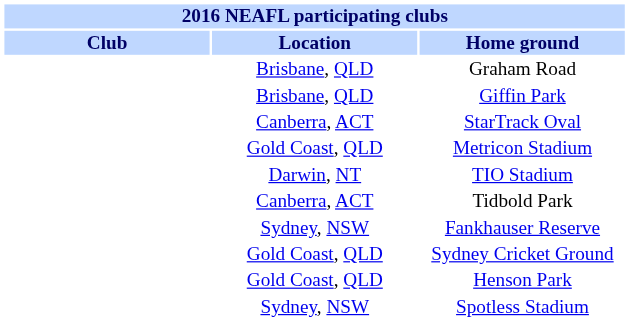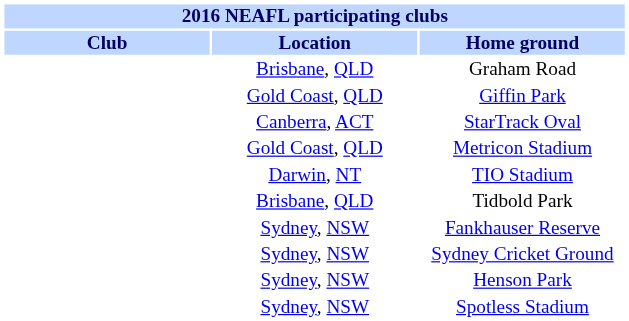(315, 95) Brisbane, QLD -> (315, 95) Gold Coast, QLD
(315, 201) Canberra, ACT -> (315, 201) Brisbane, QLD
(315, 253) Gold Coast, QLD -> (315, 253) Sydney, NSW
(315, 280) Gold Coast, QLD -> (315, 280) Sydney, NSW
